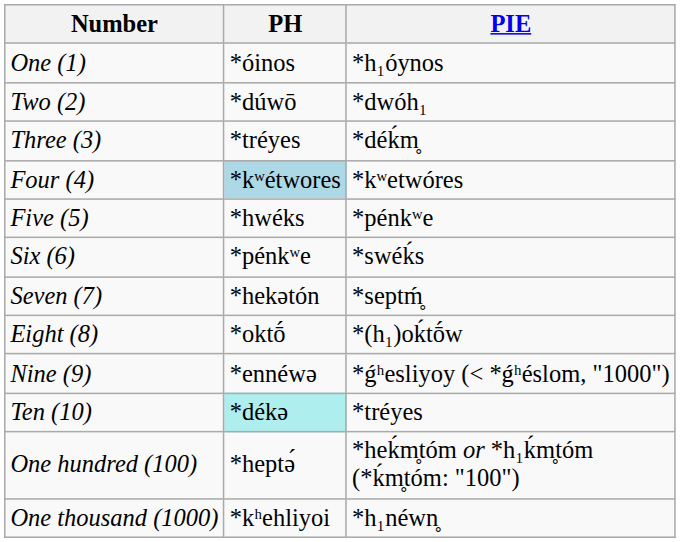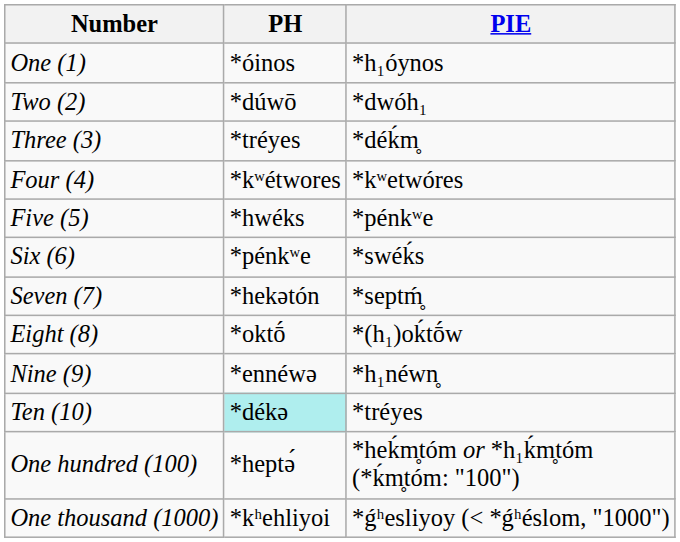(285, 179) lightblue background -> (285, 179) no background
(511, 373) *ǵʰesliyoy (< *ǵʰéslom, "1000") -> (395, 373) *h₁néwn̥
(395, 517) *h₁néwn̥ -> (511, 517) *ǵʰesliyoy (< *ǵʰéslom, "1000")
